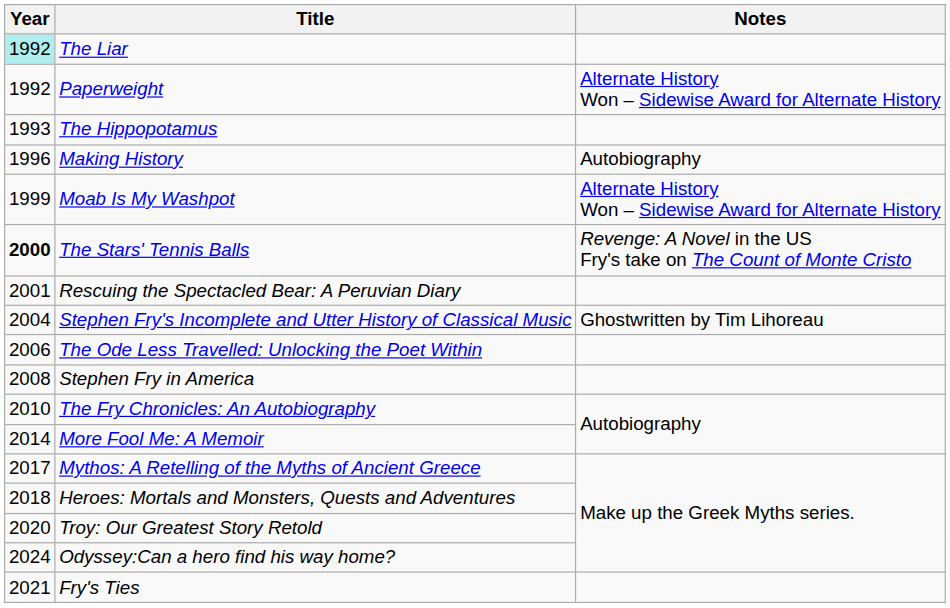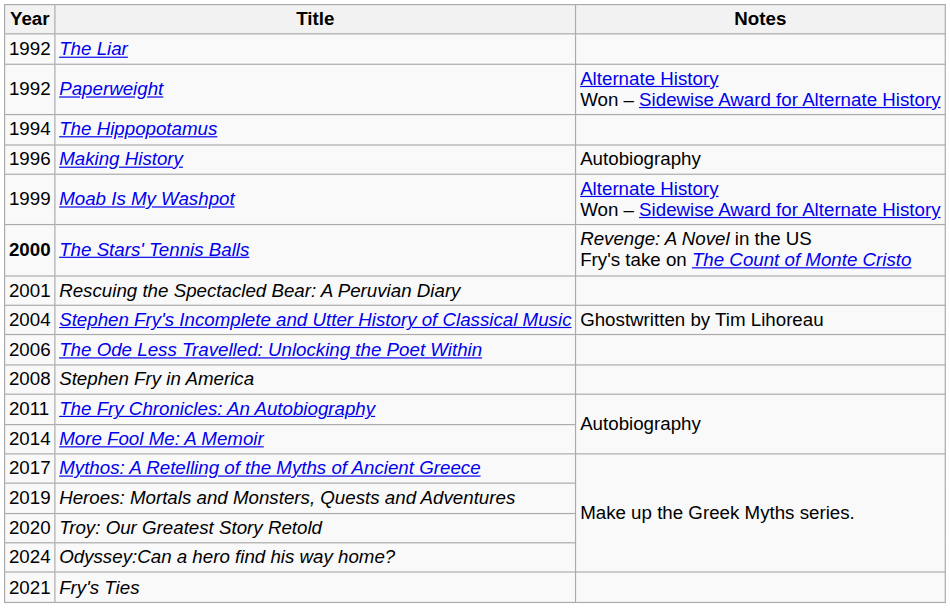(30, 49) paleturquoise background -> (30, 49) no background
(30, 129) 1993 -> (30, 129) 1994
(30, 409) 2010 -> (29, 409) 2011
(30, 498) 2018 -> (30, 498) 2019
